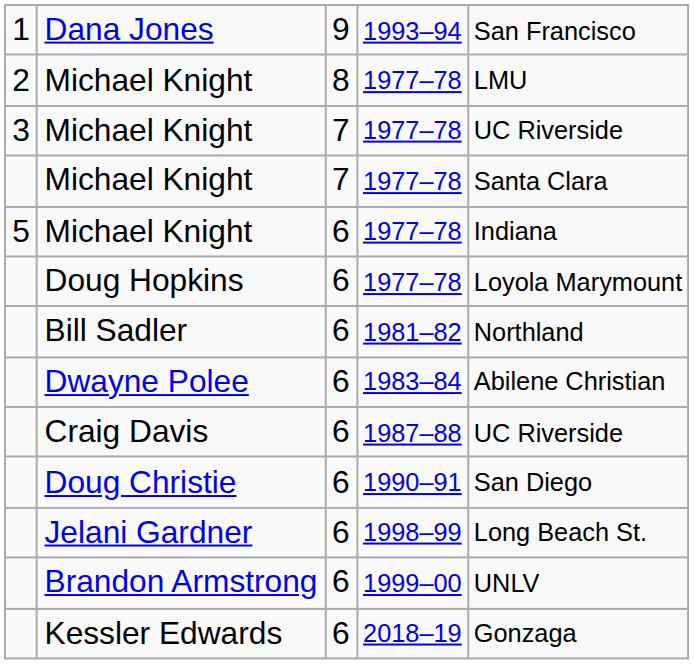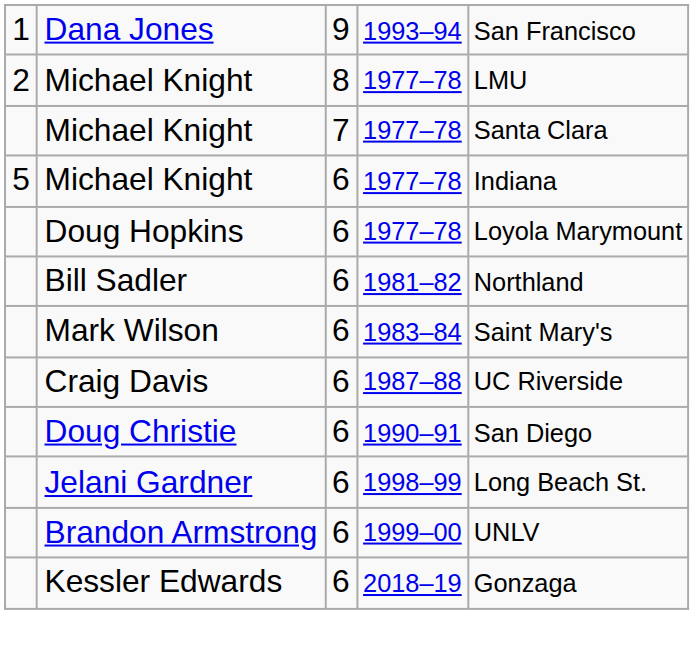- row: (21, 130)
- row: (21, 382)
+ row: (21, 332)
